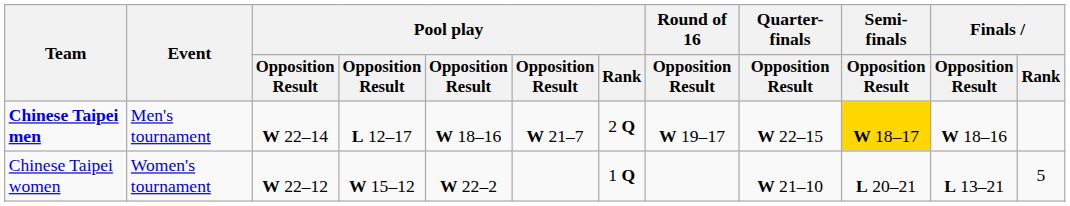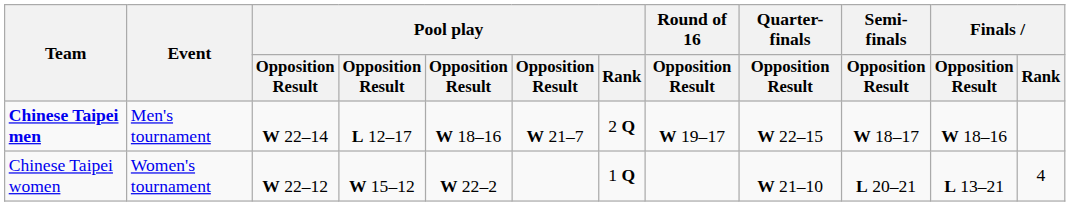(886, 136) gold background -> (886, 136) no background
(1041, 176) 5 -> (1041, 176) 4
